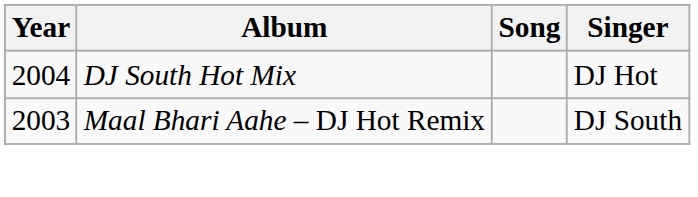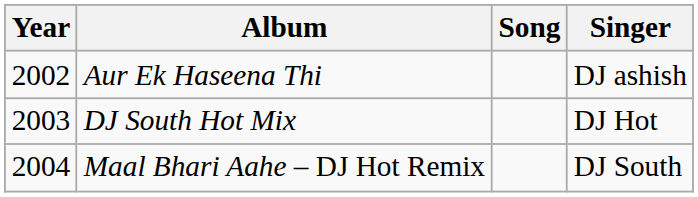+ row: (203, 74)
(41, 74) 2004 -> (41, 120) 2003
(41, 120) 2003 -> (41, 167) 2004
